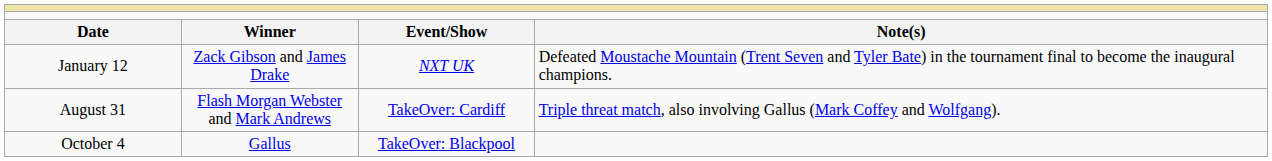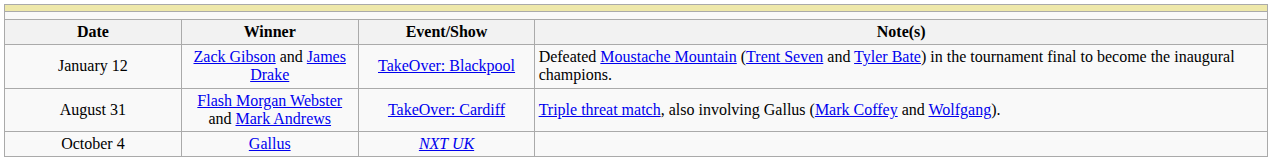(447, 66) NXT UK -> (447, 66) TakeOver: Blackpool
(447, 144) TakeOver: Blackpool -> (447, 144) NXT UK
